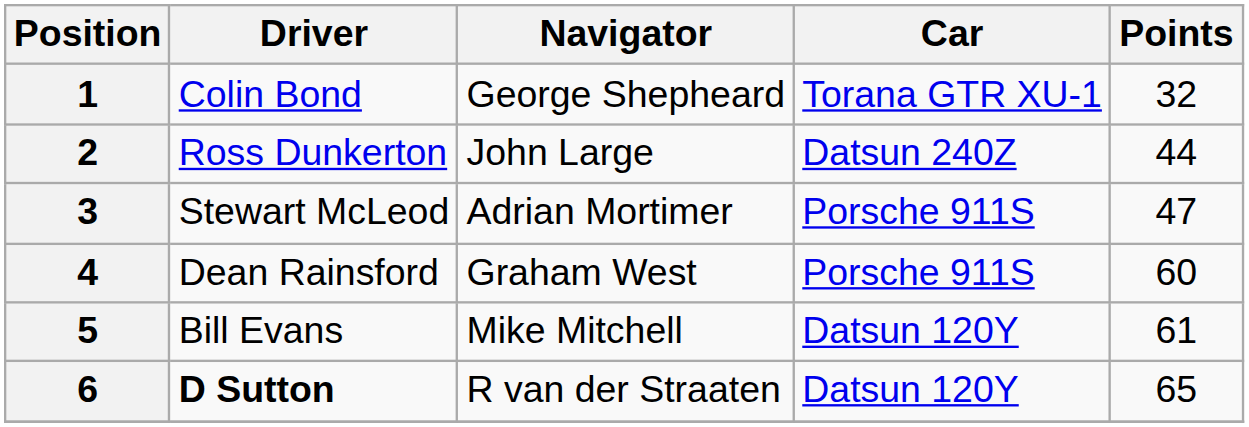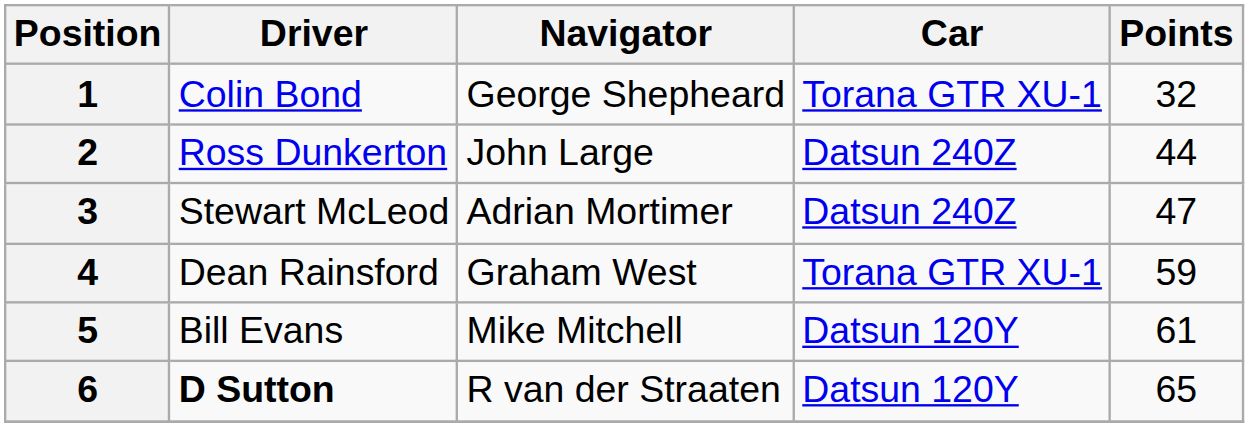(918, 212) Porsche 911S -> (909, 212) Datsun 240Z
(918, 271) Porsche 911S -> (952, 271) Torana GTR XU-1
(1176, 271) 60 -> (1176, 271) 59
